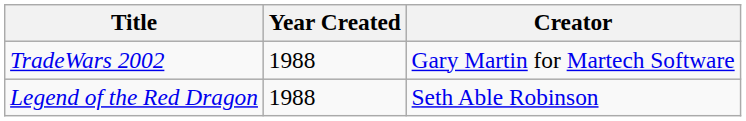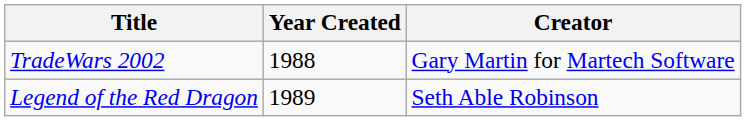(292, 97) 1988 -> (292, 97) 1989
